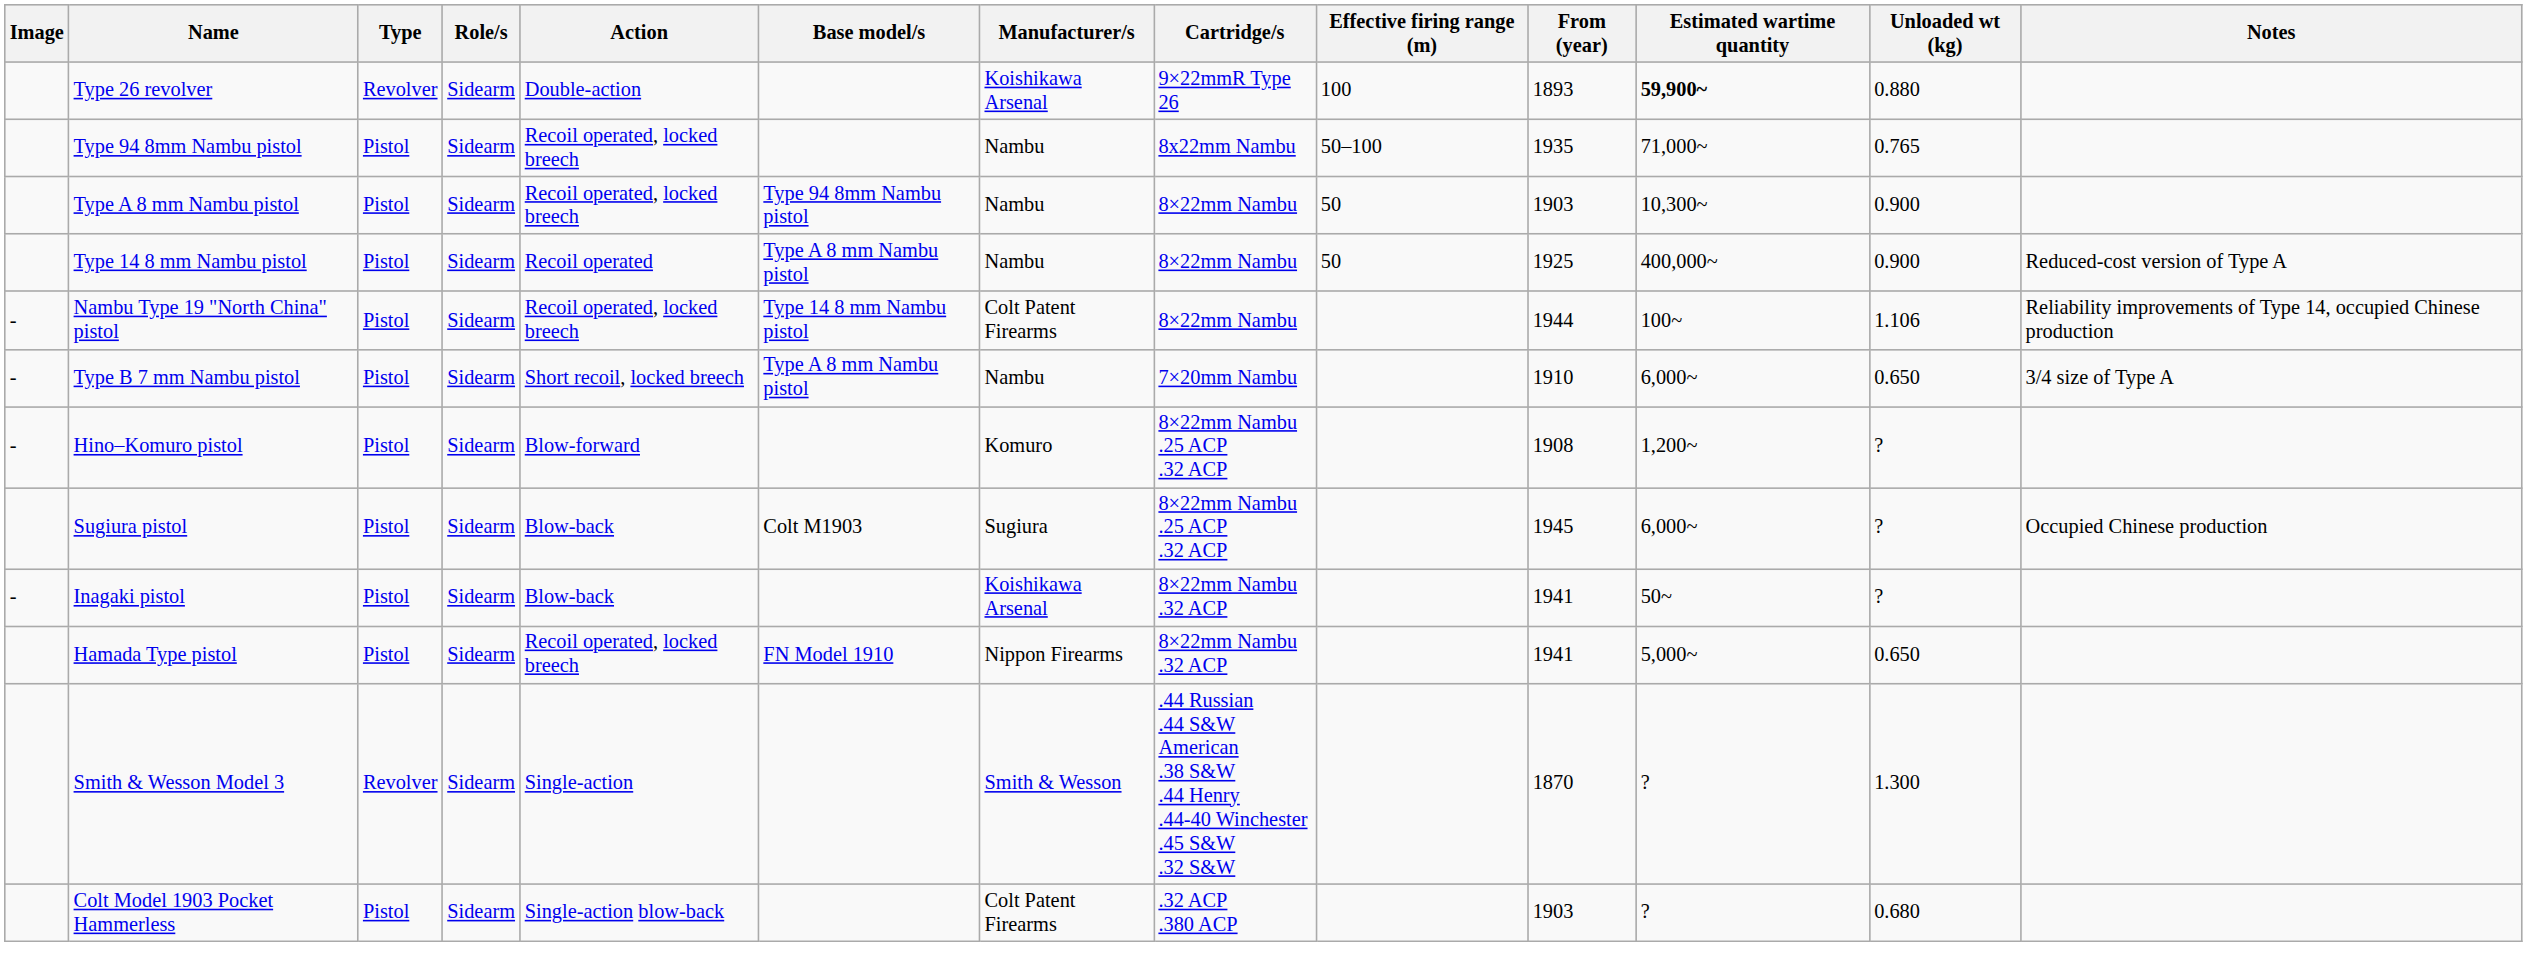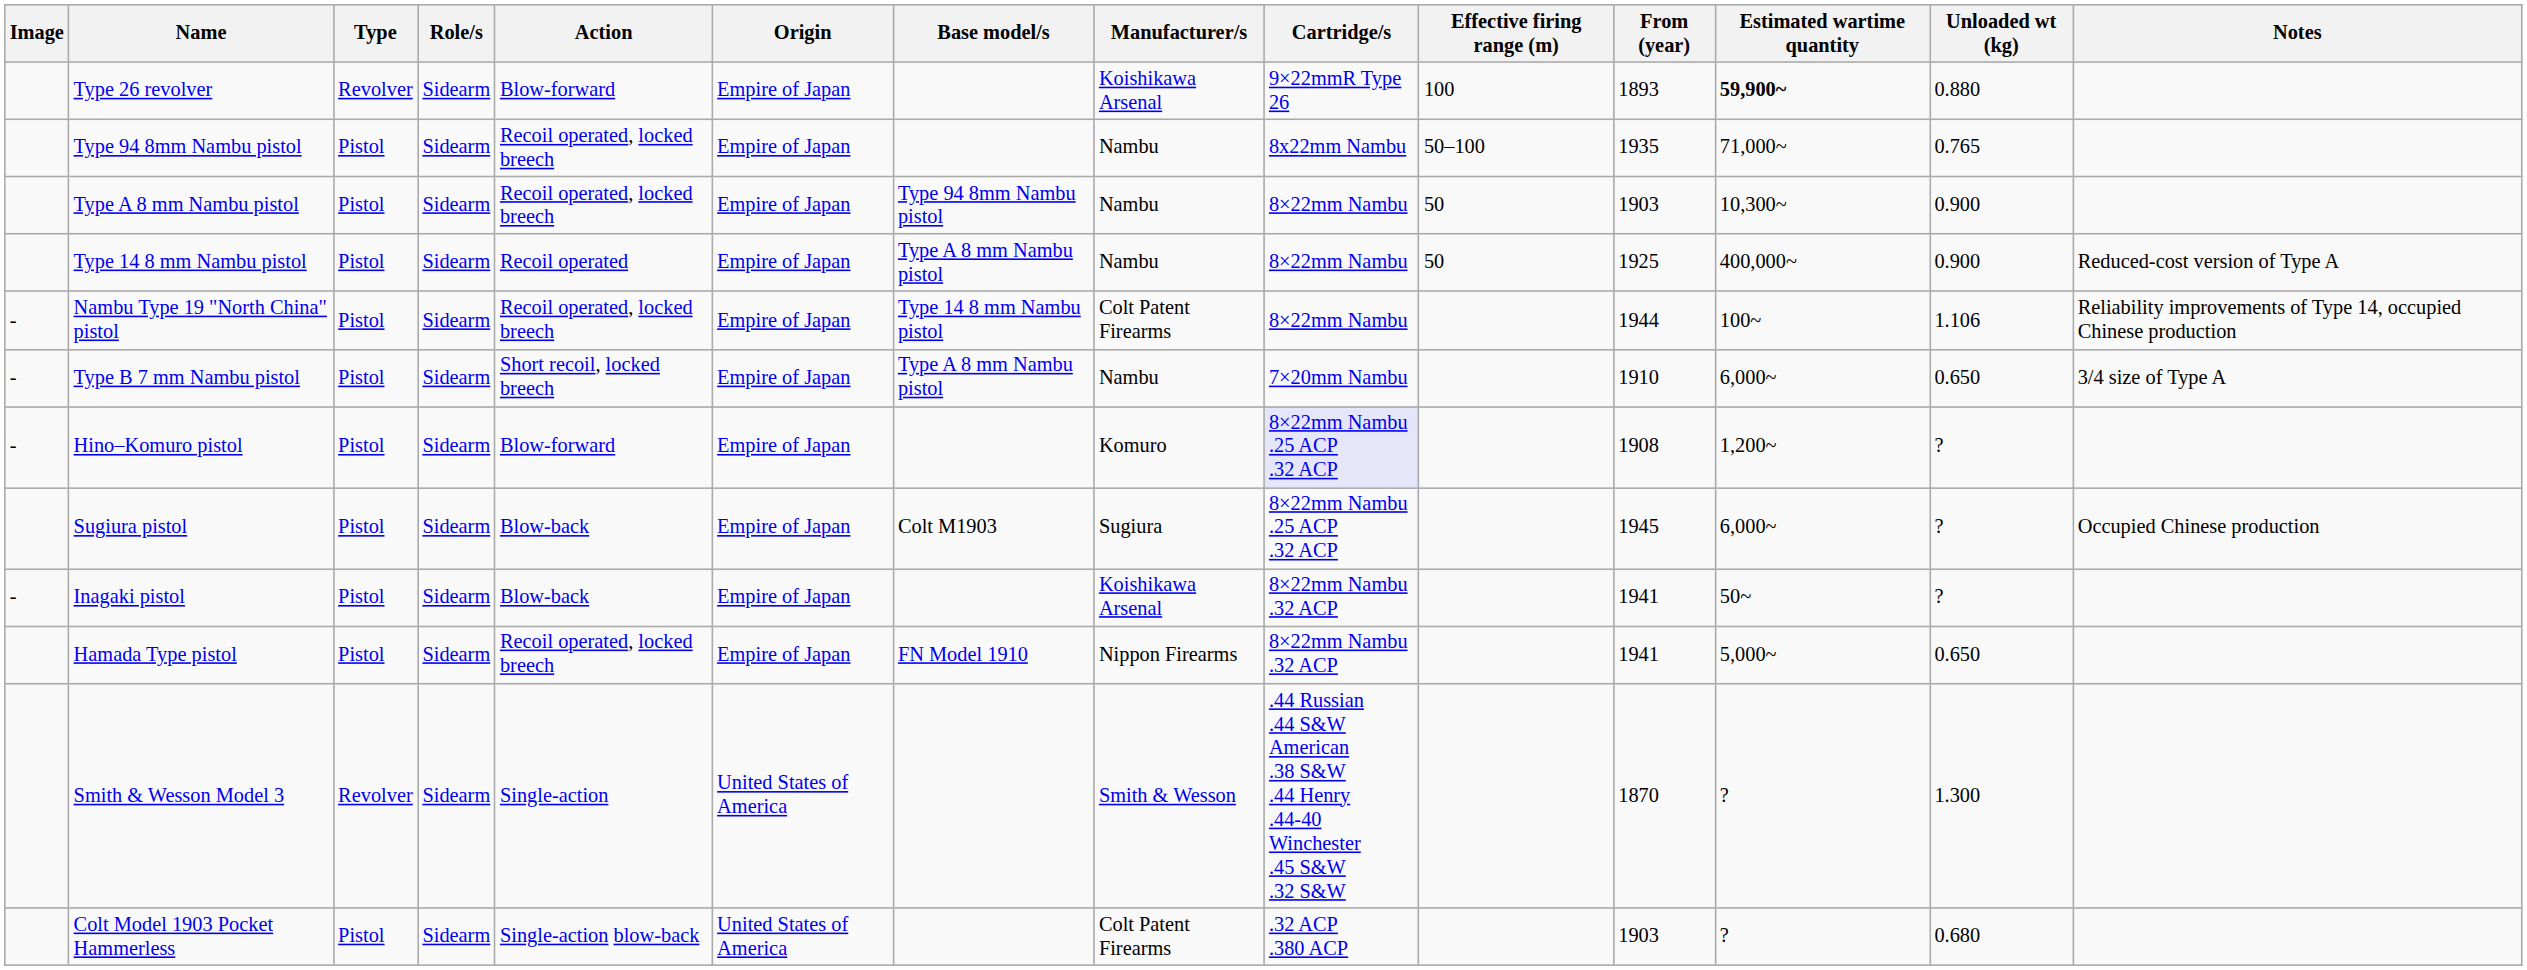+ column: (803, 32)
(583, 90) Double-action -> (558, 90) Blow-forward
(1228, 446) no background -> (1338, 446) lavender background
